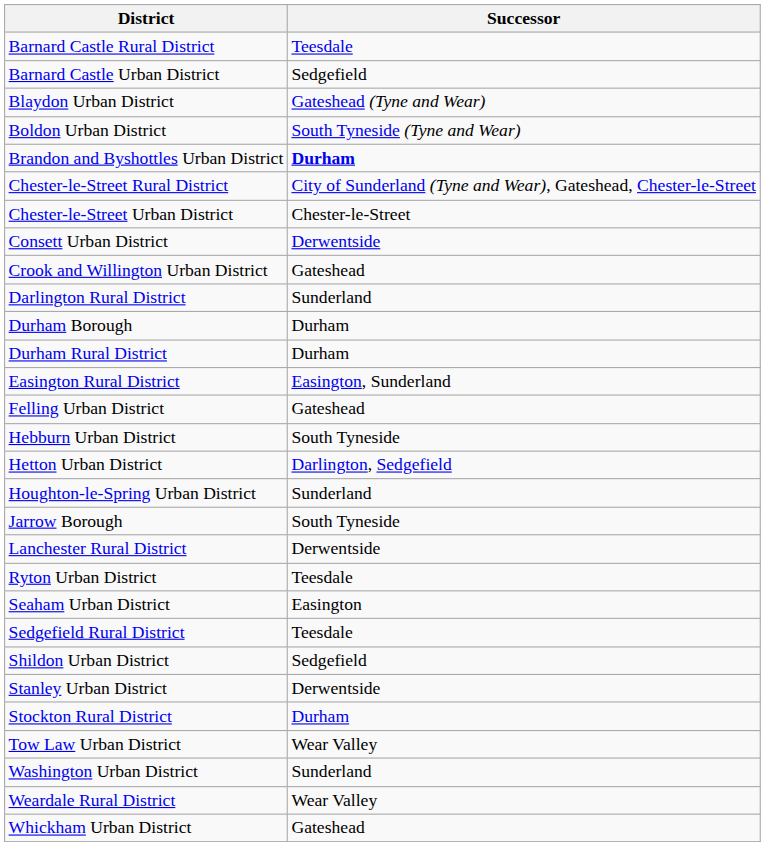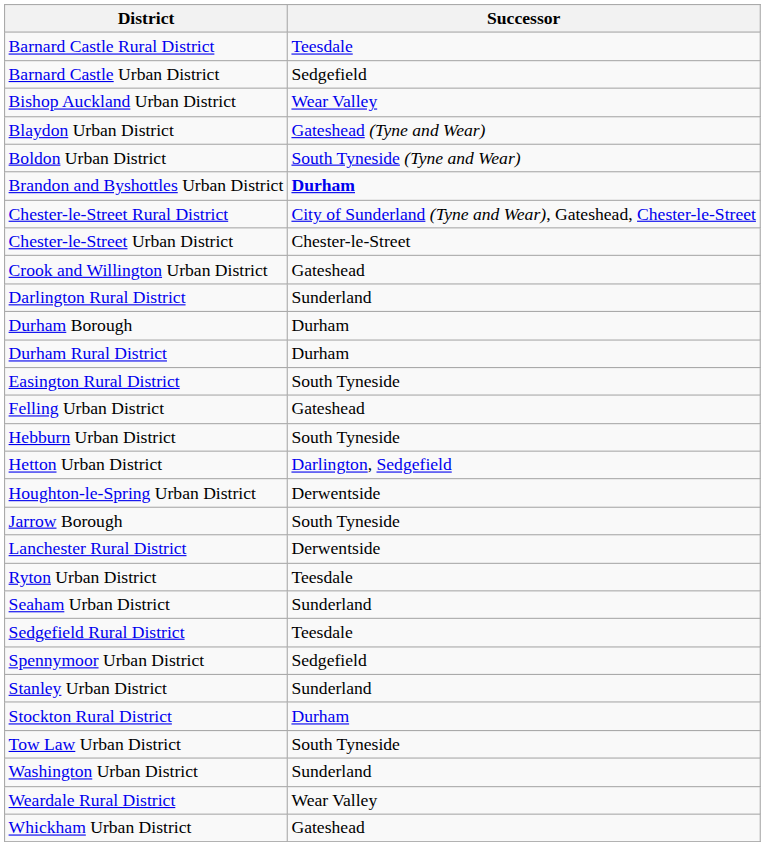+ row: (122, 102)
- row: (88, 241)
(371, 381) Easington, Sunderland -> (346, 381) South Tyneside
(332, 492) Sunderland -> (336, 492) Derwentside
(327, 604) Easington -> (332, 604) Sunderland
- row: (89, 660)
+ row: (106, 660)
(336, 688) Derwentside -> (332, 688) Sunderland
(334, 744) Wear Valley -> (346, 744) South Tyneside
